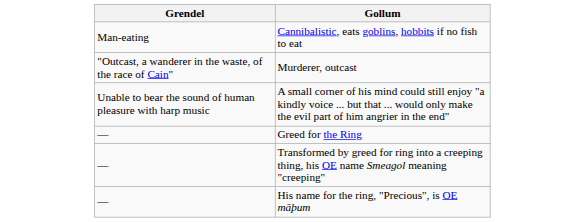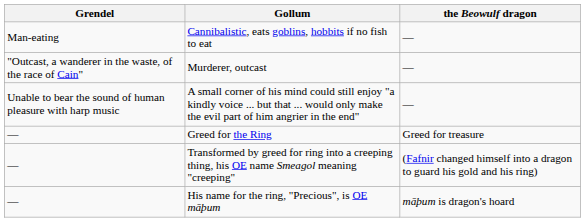+ column: (490, 13)
